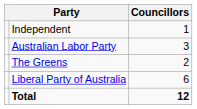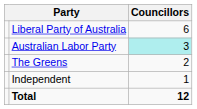rows swapped: (69, 79) <-> (41, 29)
(186, 46) no background -> (186, 46) paleturquoise background
